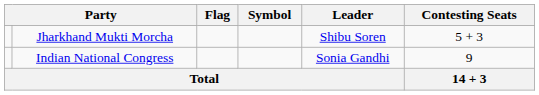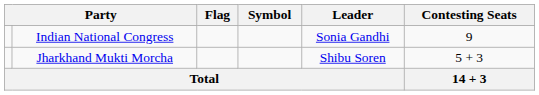rows swapped: (105, 57) <-> (105, 36)
